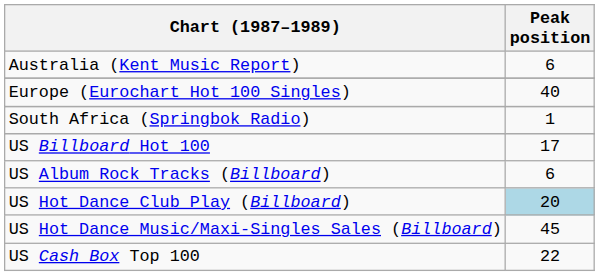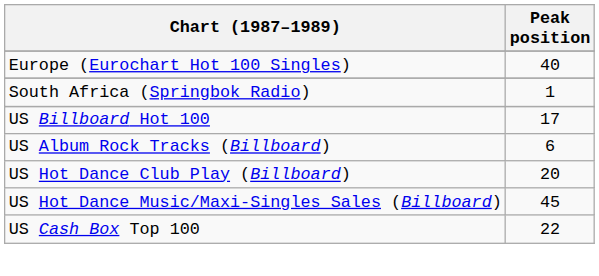- row: (155, 65)
(550, 202) lightblue background -> (550, 174) no background
